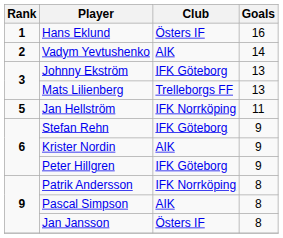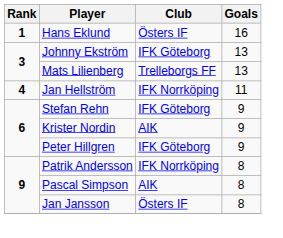- row: (96, 52)
(22, 109) 5 -> (22, 90) 4
